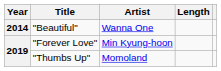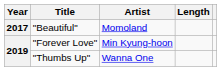(17, 27) 2014 -> (17, 27) 2017
(128, 27) Wanna One -> (124, 27) Momoland
(124, 58) Momoland -> (128, 58) Wanna One
